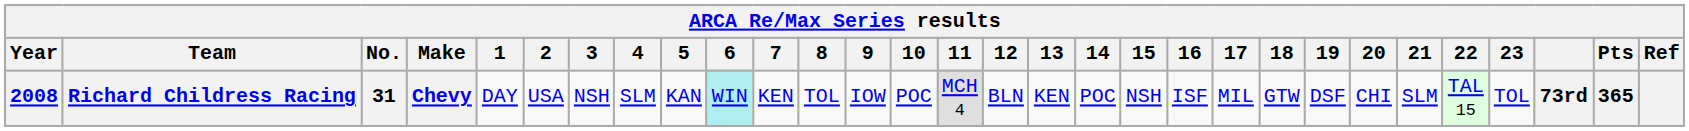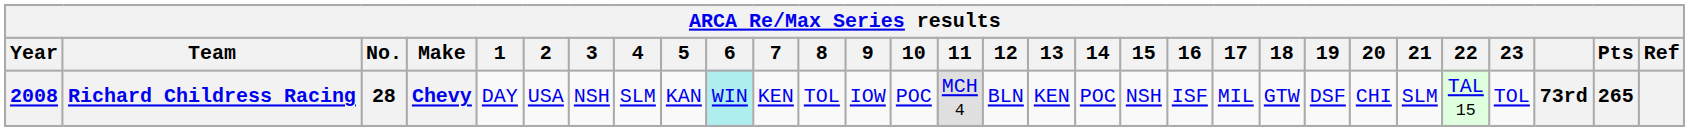(384, 97) 31 -> (384, 97) 28
(1616, 97) 365 -> (1616, 97) 265
